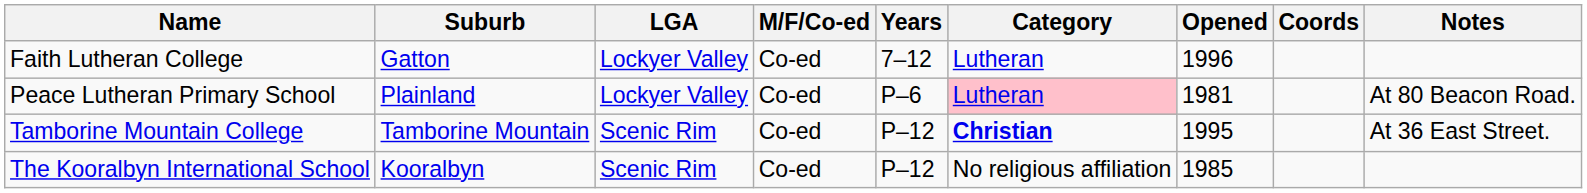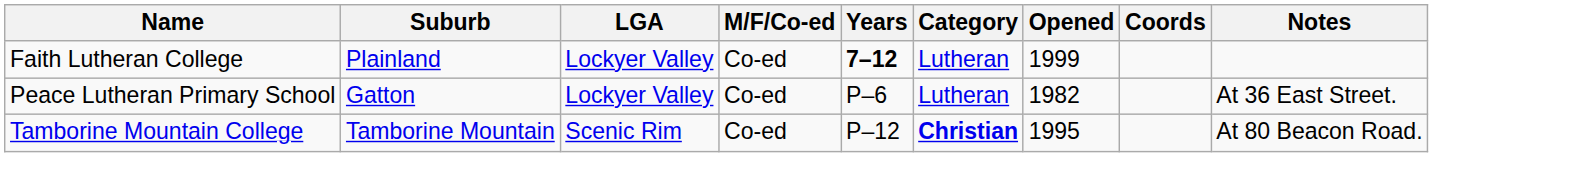(415, 59) Gatton -> (393, 59) Plainland
(906, 59) normal -> (872, 59) bold
(1208, 59) 1996 -> (1054, 59) 1999
(428, 95) Plainland -> (381, 95) Gatton
(998, 95) pink background -> (964, 95) no background
(1208, 95) 1981 -> (1054, 95) 1982
(1473, 95) At 80 Beacon Road. -> (1307, 95) At 36 East Street.
(1460, 132) At 36 East Street. -> (1319, 132) At 80 Beacon Road.
- row: (190, 168)
